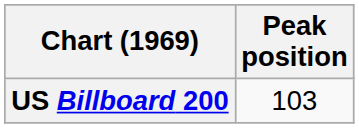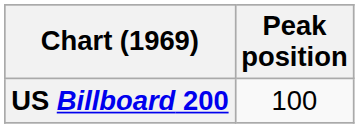(294, 100) 103 -> (294, 100) 100
